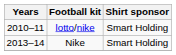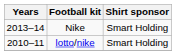rows swapped: (75, 27) <-> (75, 43)
